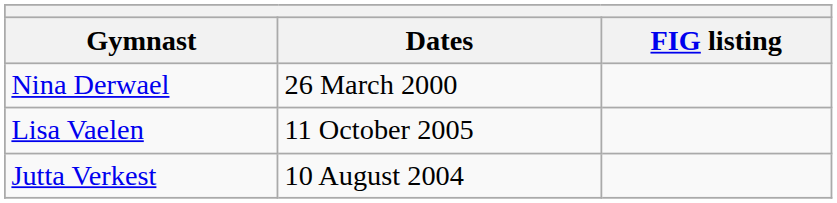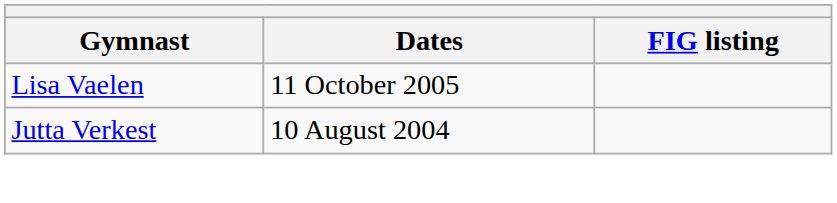- row: (90, 84)
